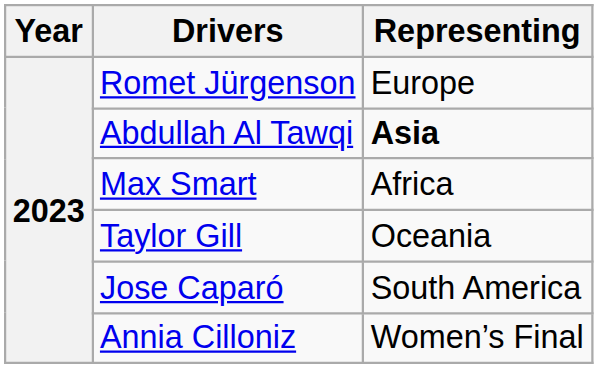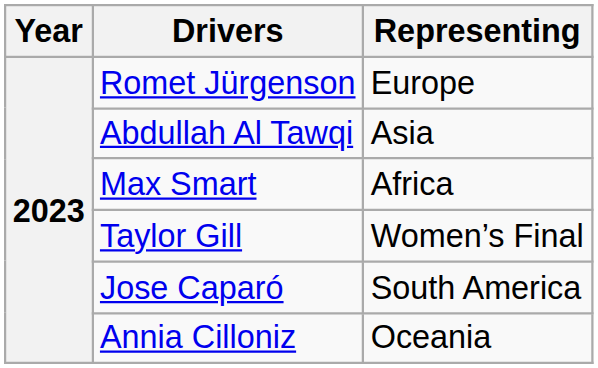(405, 133) bold -> (402, 133) normal
(431, 236) Oceania -> (477, 236) Women’s Final
(477, 338) Women’s Final -> (431, 338) Oceania
